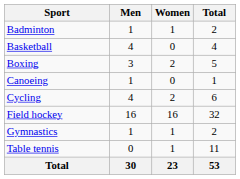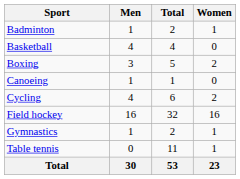columns swapped: (172, 13) <-> (214, 13)
